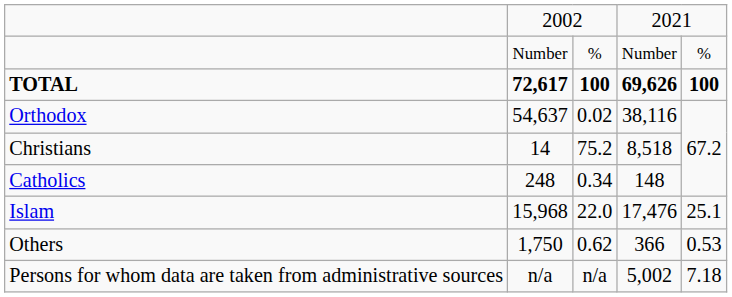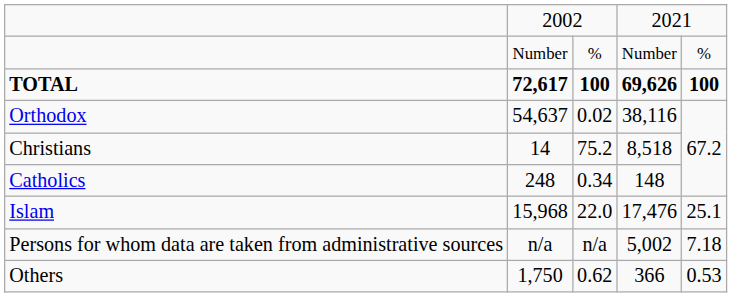rows swapped: (36, 244) <-> (256, 276)
